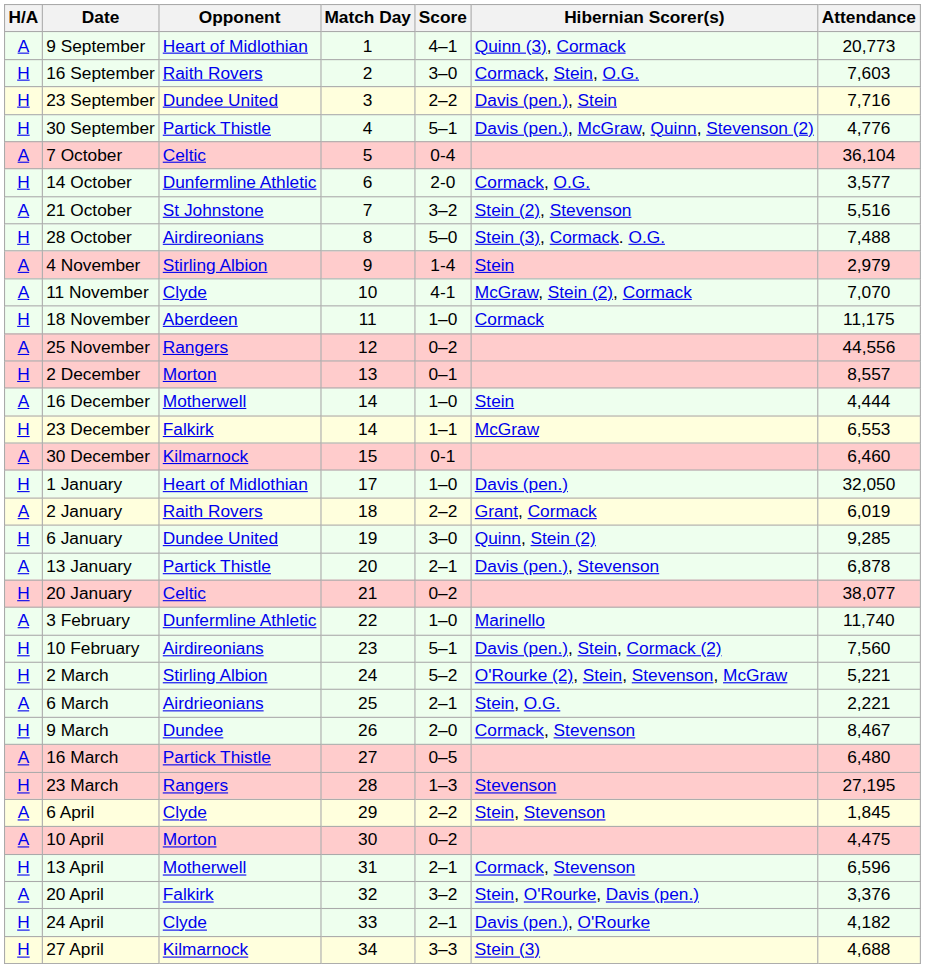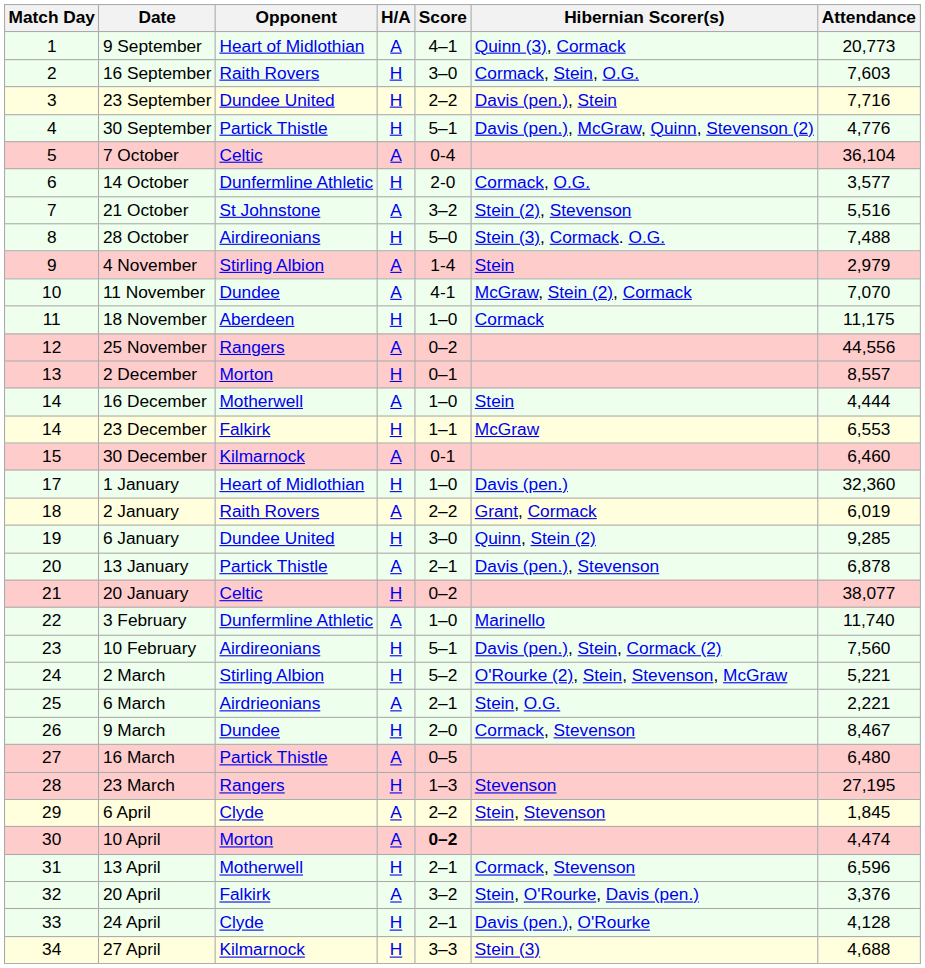columns swapped: (368, 18) <-> (23, 18)
(185, 292) Clyde -> (250, 292) Dundee
(869, 484) 32,050 -> (869, 484) 32,360
(443, 840) normal -> (443, 840) bold
(869, 840) 4,475 -> (869, 840) 4,474
(869, 922) 4,182 -> (869, 922) 4,128
